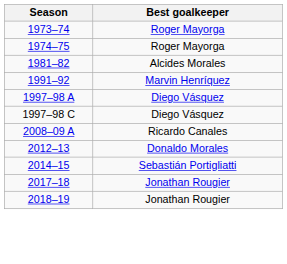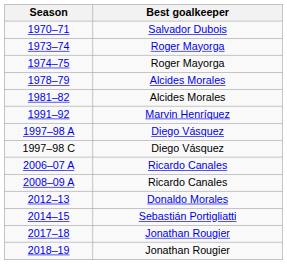+ row: (49, 30)
+ row: (49, 81)
+ row: (49, 166)
